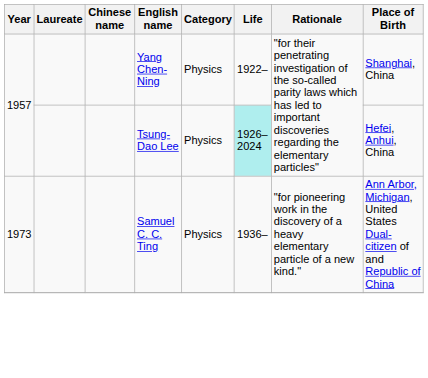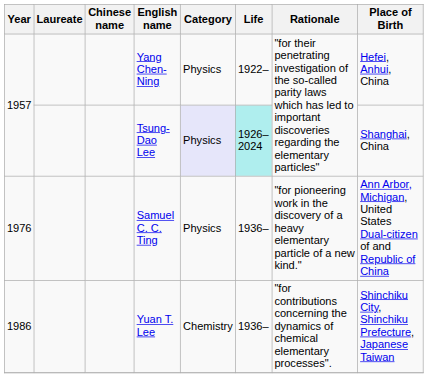(390, 69) Shanghai, China -> (376, 69) Hefei, Anhui, China
(203, 140) no background -> (202, 140) lavender background
(381, 140) Hefei, Anhui, China -> (385, 140) Shanghai, China
(19, 234) 1973 -> (19, 228) 1976
+ row: (155, 326)
